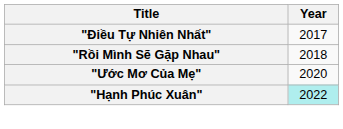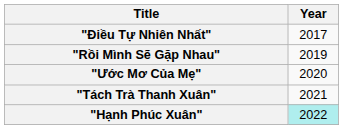(313, 54) 2018 -> (313, 54) 2019
+ row: (146, 94)
